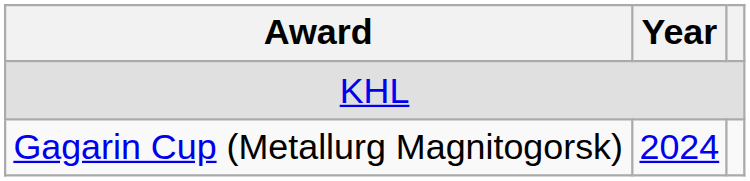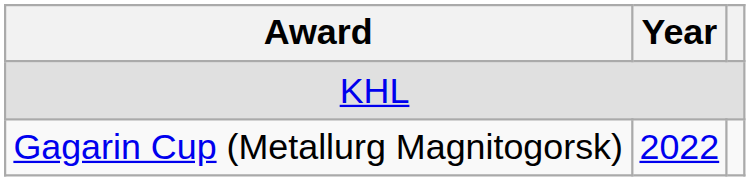(679, 146) 2024 -> (679, 146) 2022
